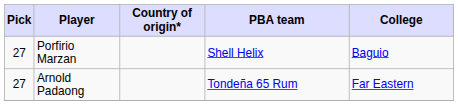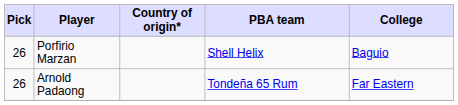(19, 52) 27 -> (19, 52) 26
(19, 84) 27 -> (19, 84) 26
